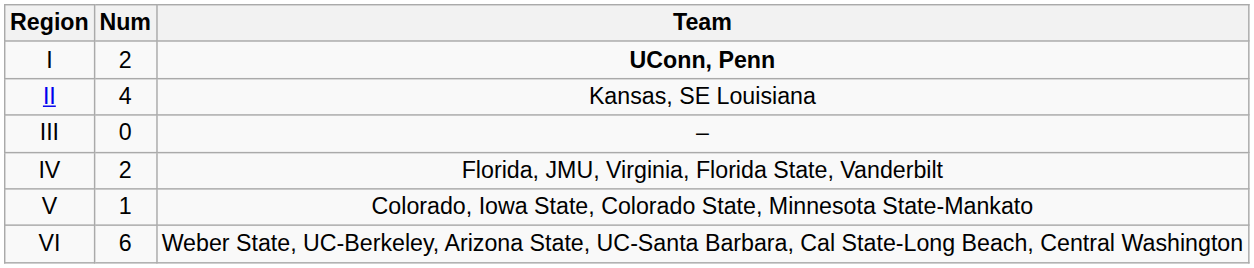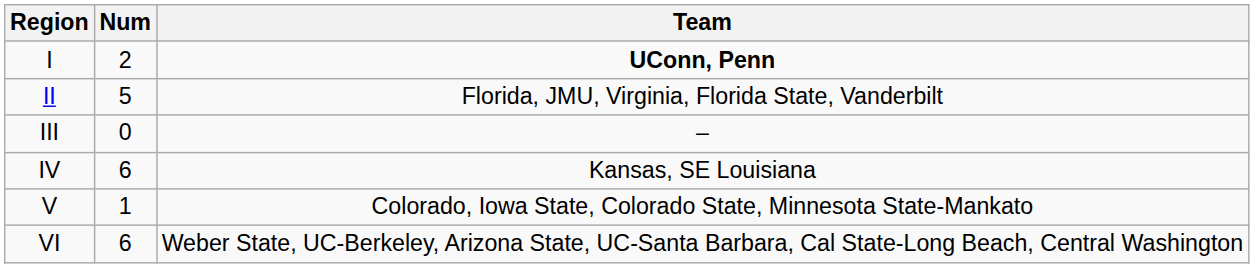(125, 96) 4 -> (125, 96) 5
(702, 96) Kansas, SE Louisiana -> (702, 96) Florida, JMU, Virginia, Florida State, Vanderbilt
(125, 170) 2 -> (125, 170) 6
(702, 170) Florida, JMU, Virginia, Florida State, Vanderbilt -> (702, 170) Kansas, SE Louisiana
